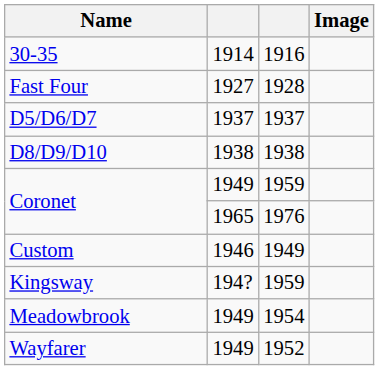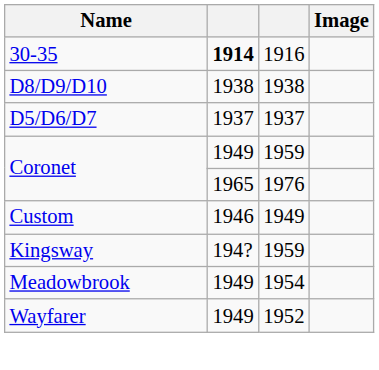(233, 53) normal -> (233, 53) bold
- row: (49, 86)
rows swapped: (53, 119) <-> (58, 151)
